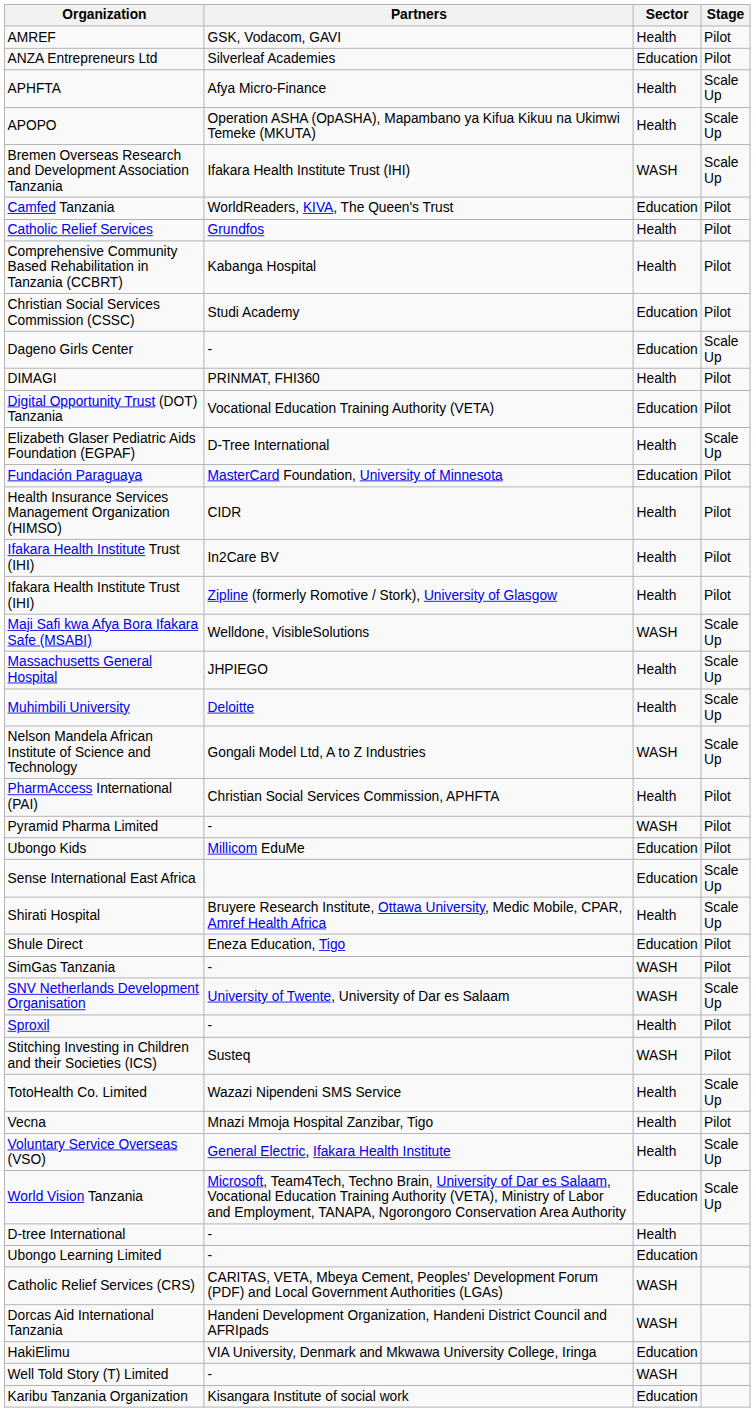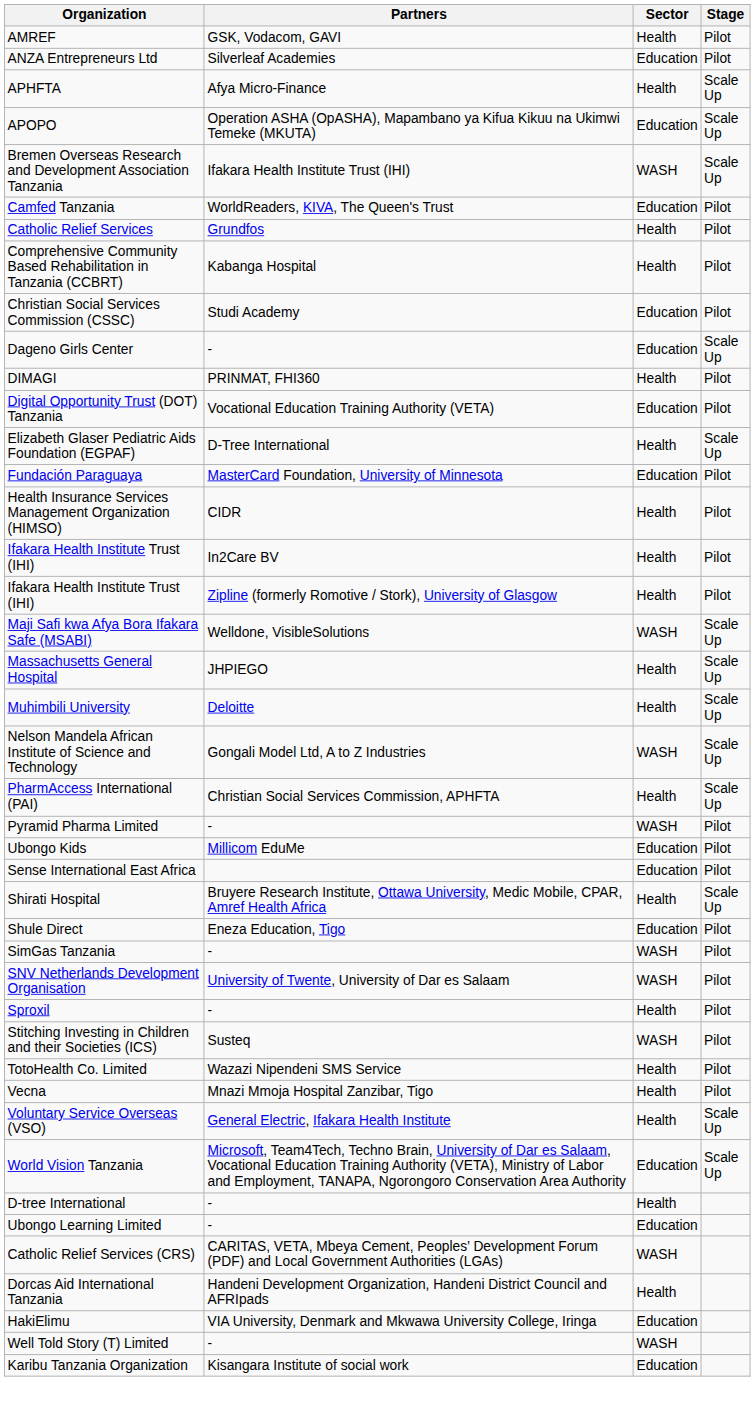(656, 125) Health -> (667, 125) Education
(717, 797) Pilot -> (721, 797) Scale Up
(721, 878) Scale Up -> (717, 870) Pilot
(721, 996) Scale Up -> (717, 981) Pilot
(721, 1092) Scale Up -> (717, 1069) Pilot
(657, 1323) WASH -> (656, 1292) Health
